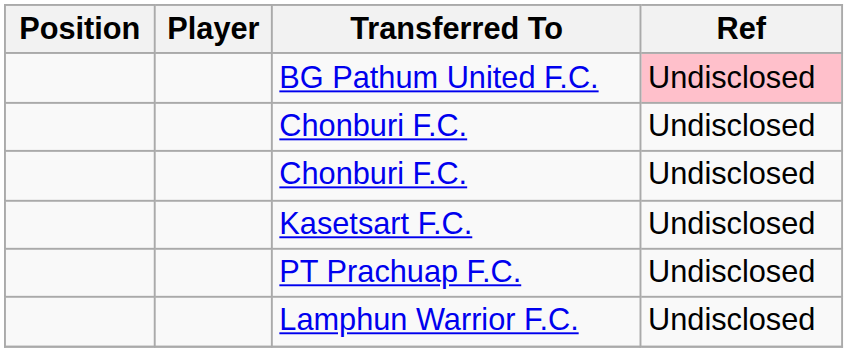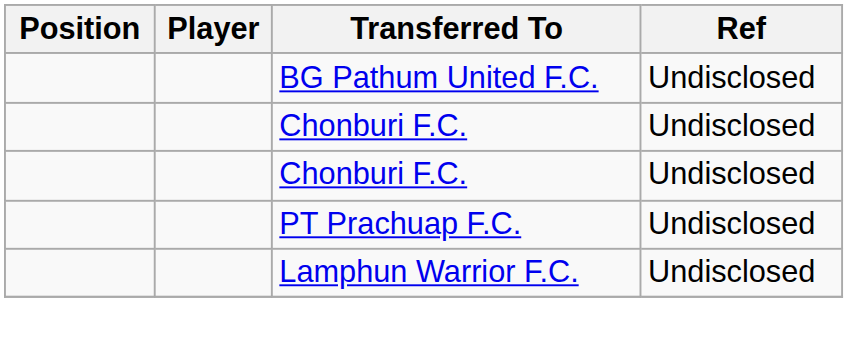(732, 77) pink background -> (732, 77) no background
- row: (80, 224)
